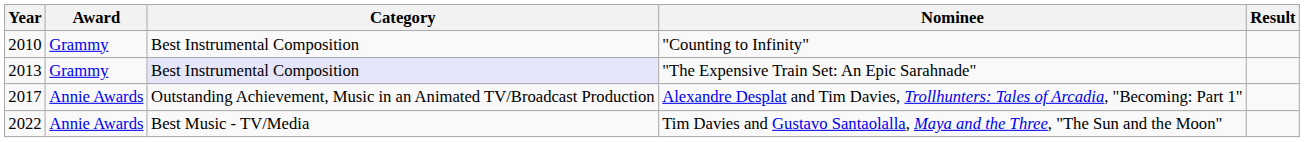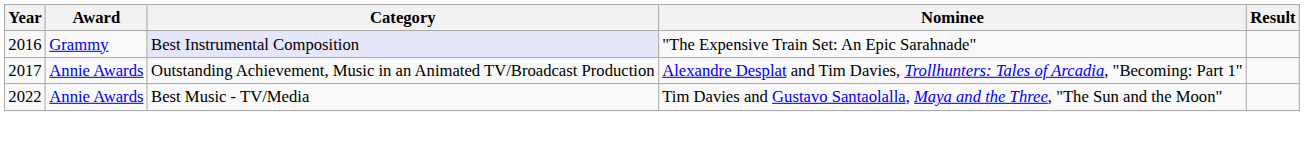- row: (736, 44)
(25, 70) 2013 -> (25, 44) 2016
